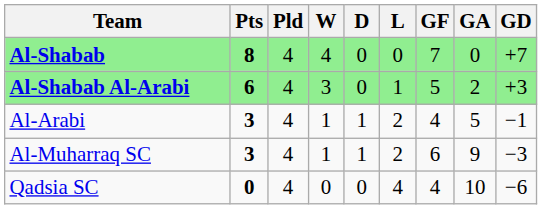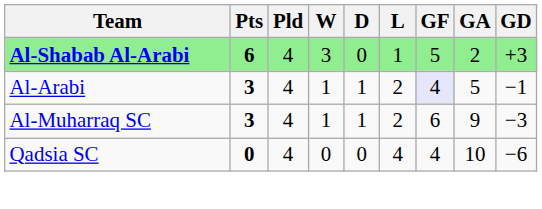- row: (57, 54)
(435, 120) no background -> (435, 87) lavender background
